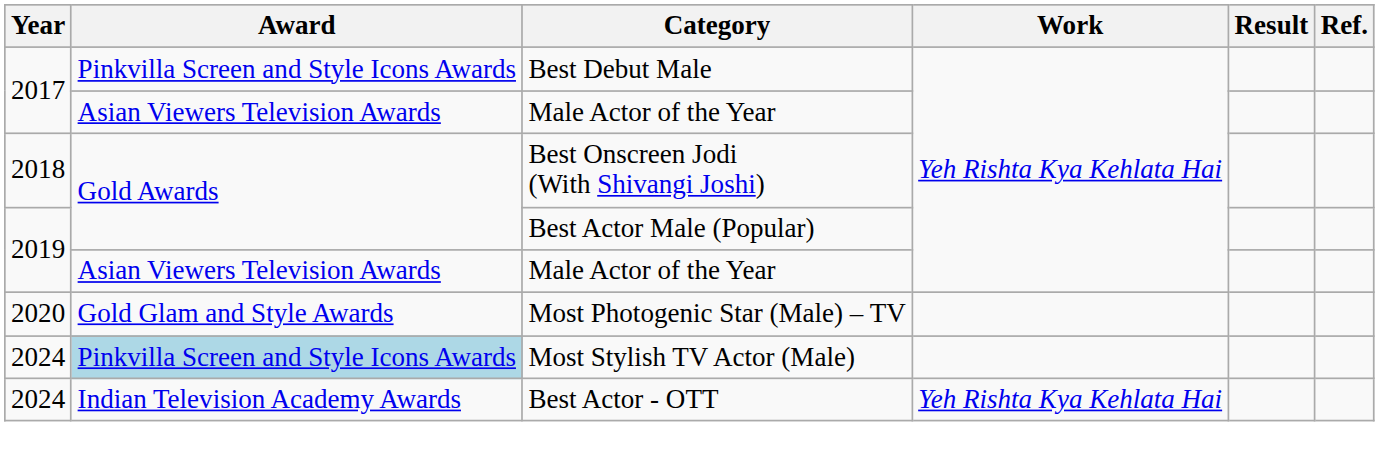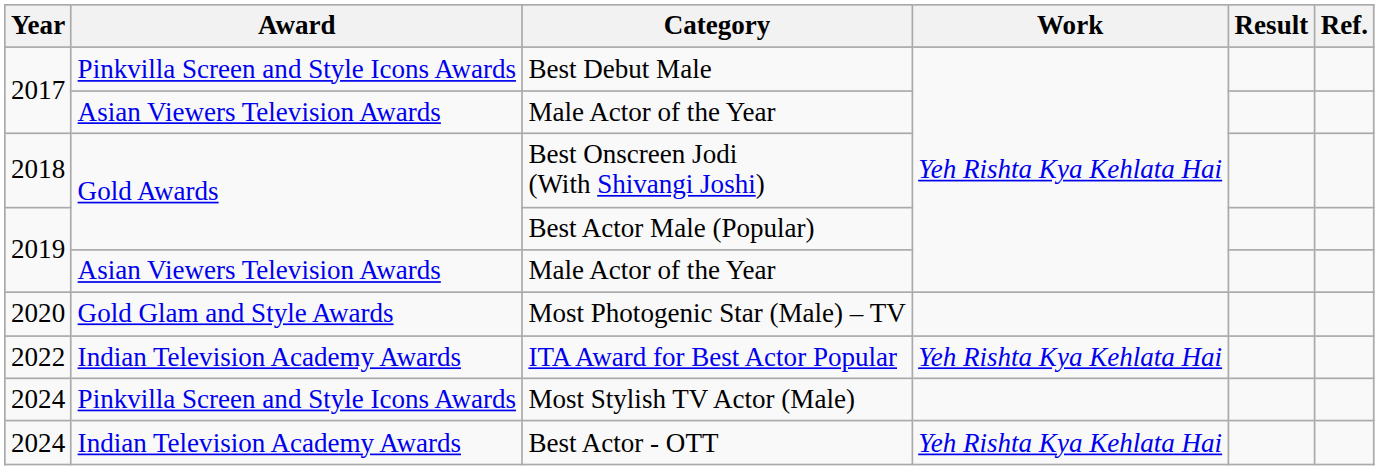+ row: (38, 356)
(297, 356) lightblue background -> (297, 399) no background
